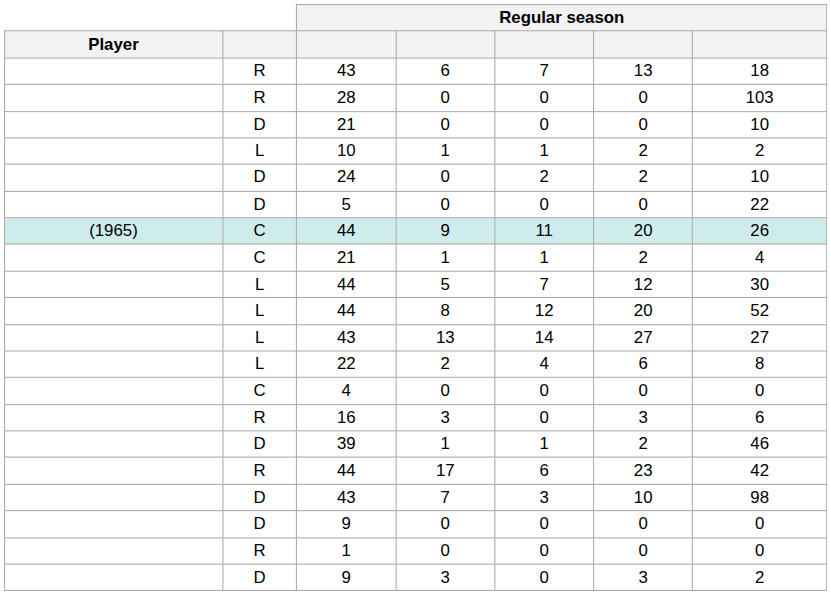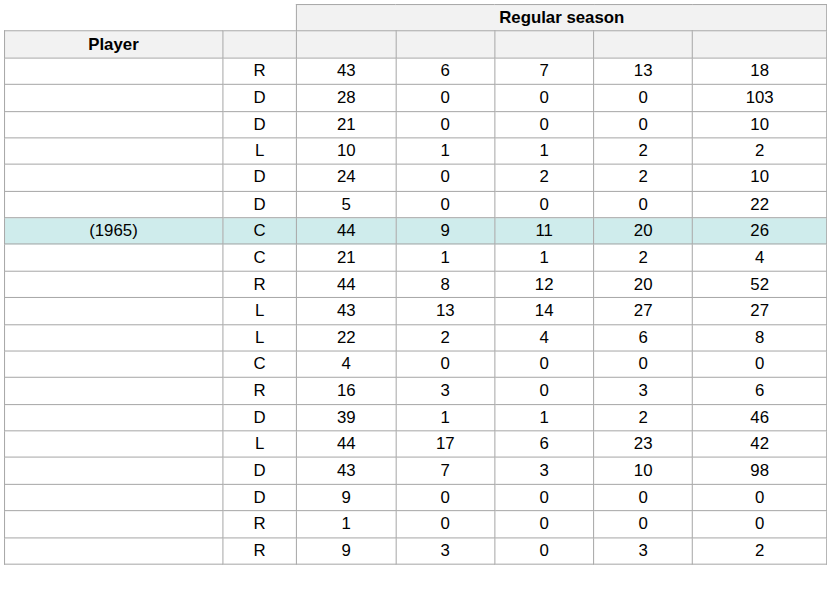(260, 97) R -> (260, 97) D
- row: (346, 284)
(260, 310) L -> (260, 284) R
(260, 470) R -> (260, 444) L
(260, 577) D -> (260, 550) R
